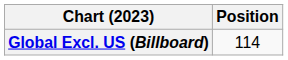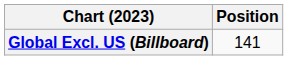(247, 42) 114 -> (247, 42) 141
